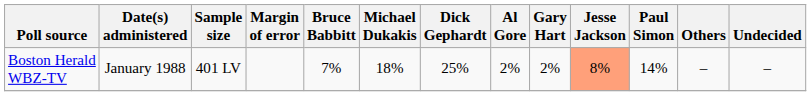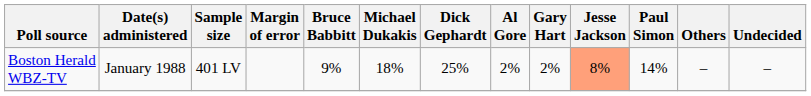(331, 69) 7% -> (331, 69) 9%
